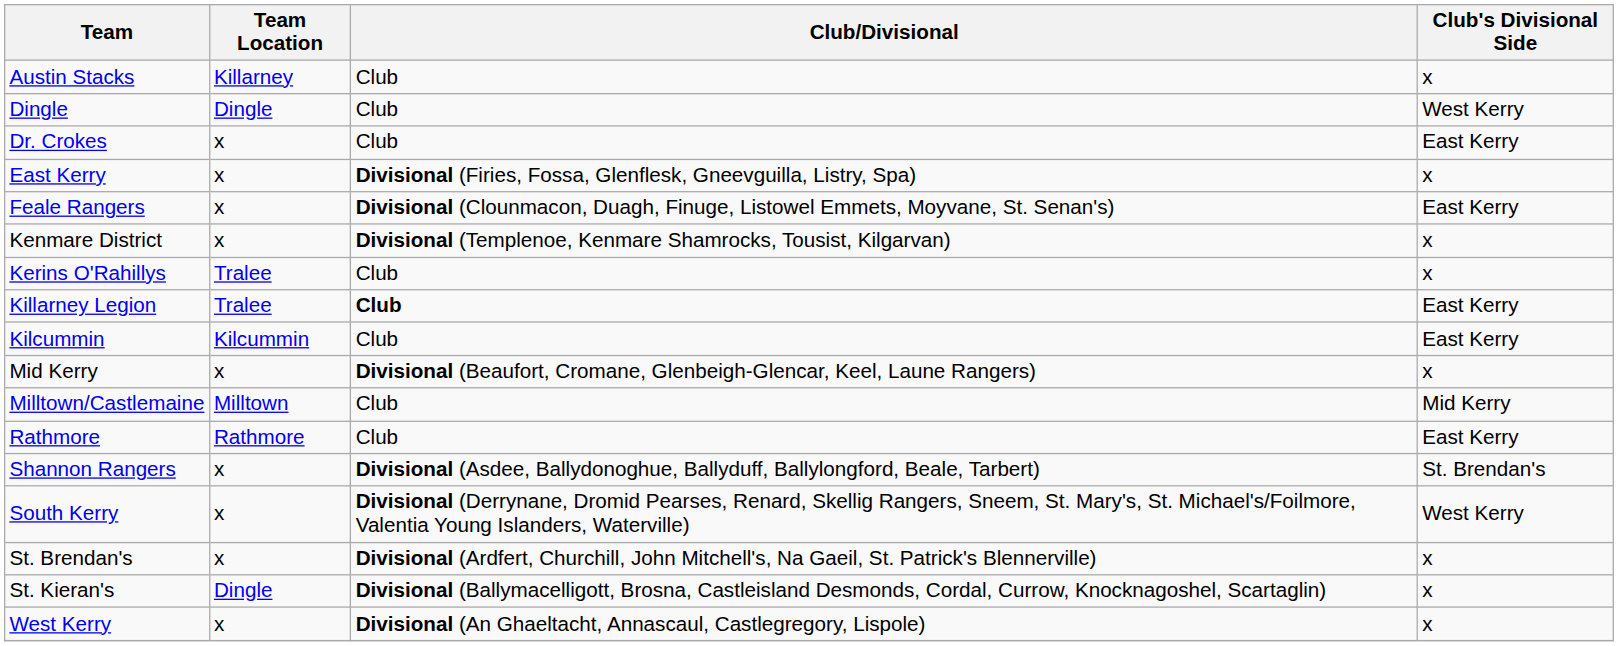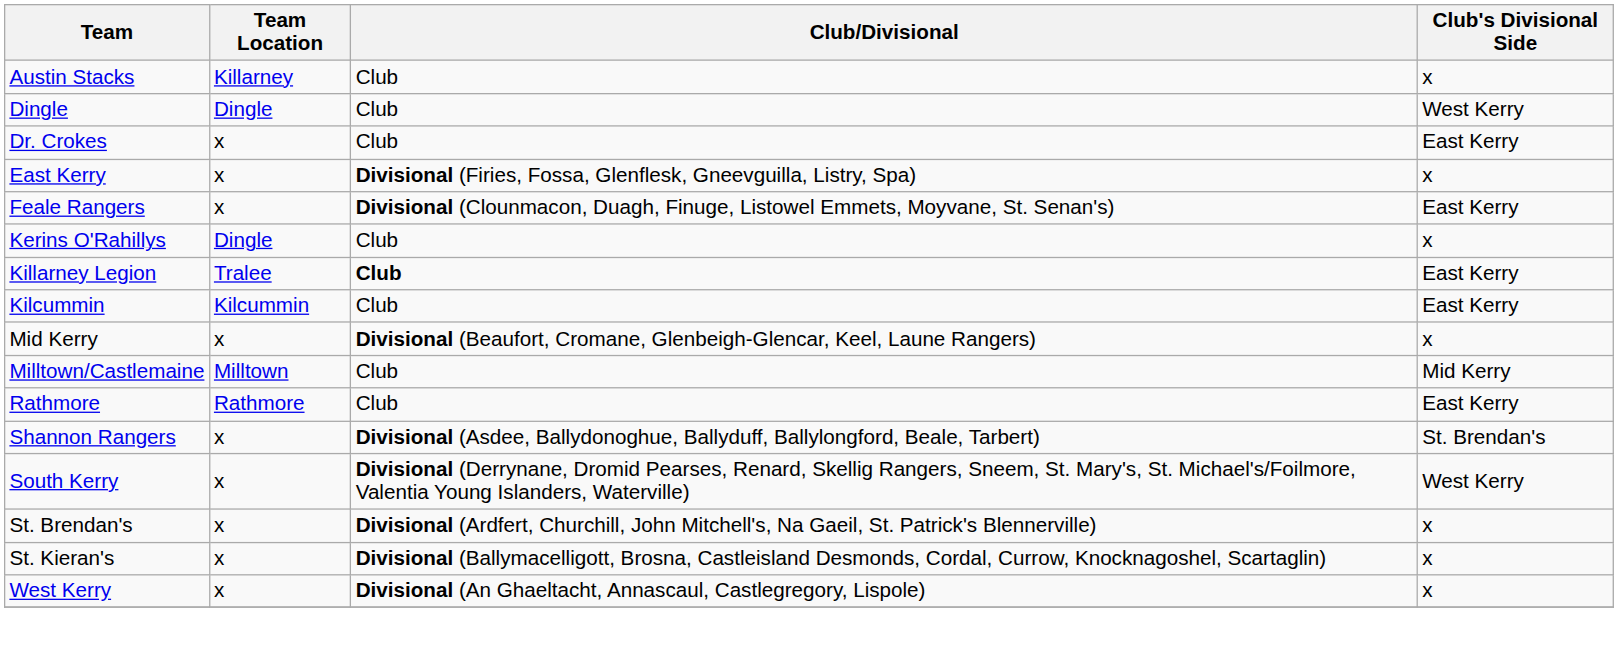- row: (86, 240)
(243, 273) Tralee -> (243, 240) Dingle
(243, 591) Dingle -> (219, 558) x
